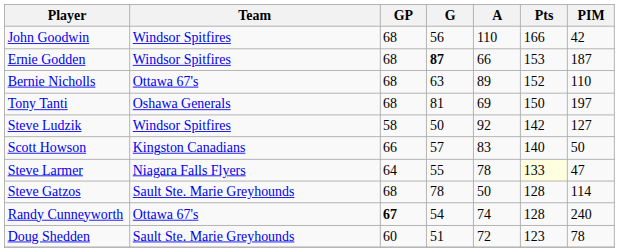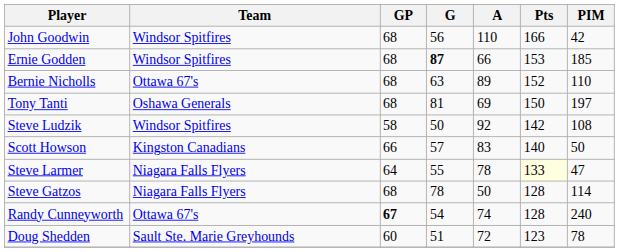(581, 59) 187 -> (581, 59) 185
(581, 125) 127 -> (581, 125) 108
(214, 192) Sault Ste. Marie Greyhounds -> (189, 192) Niagara Falls Flyers
